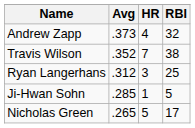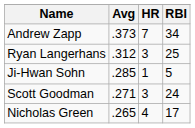(145, 34) 4 -> (145, 34) 7
(172, 34) 32 -> (172, 34) 34
- row: (44, 53)
+ row: (51, 93)
(145, 113) 5 -> (145, 113) 4
